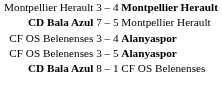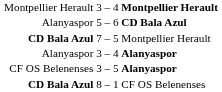+ row: (107, 22)
(51, 38) CF OS Belenenses -> (68, 53) Alanyaspor
